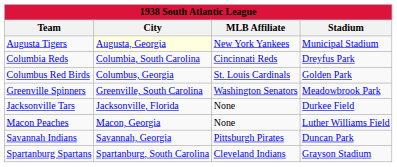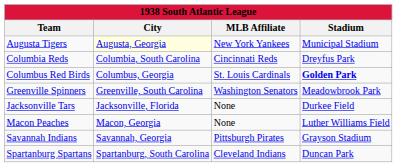(327, 75) normal -> (329, 75) bold
(328, 138) Duncan Park -> (337, 138) Grayson Stadium
(337, 153) Grayson Stadium -> (328, 153) Duncan Park
